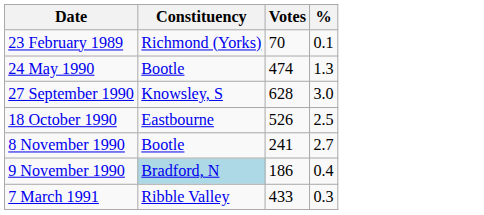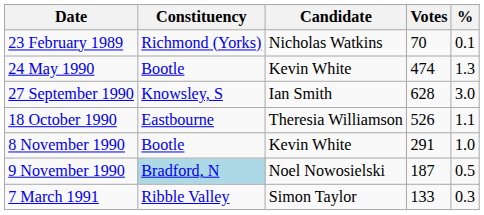+ column: (336, 17)
(323, 119) 2.5 -> (465, 119) 1.1
(281, 145) 241 -> (423, 145) 291
(323, 145) 2.7 -> (465, 145) 1.0
(281, 171) 186 -> (423, 171) 187
(323, 171) 0.4 -> (465, 171) 0.5
(281, 196) 433 -> (423, 196) 133
